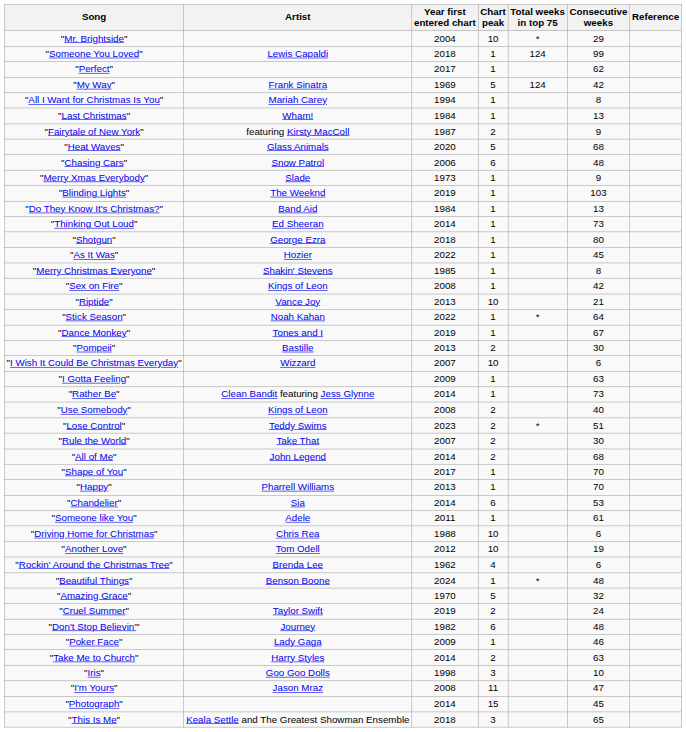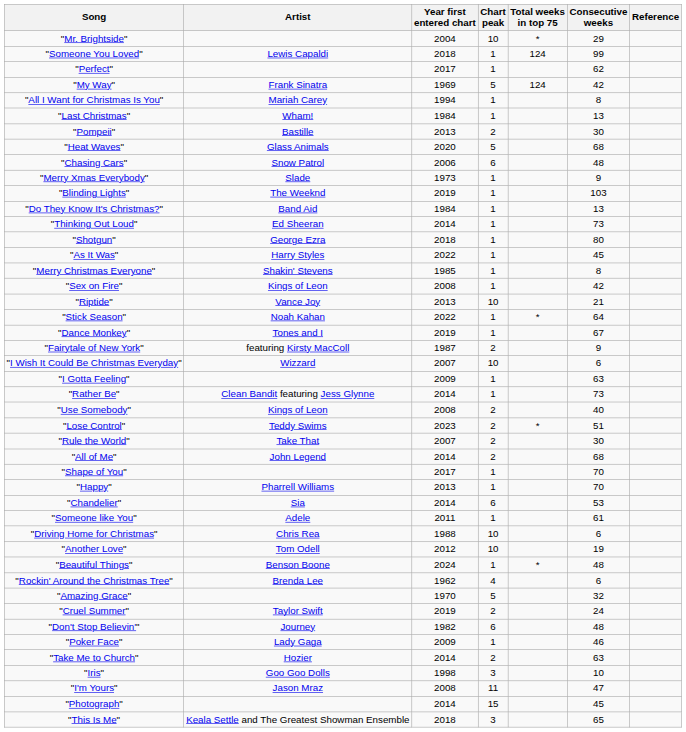rows swapped: (94, 131) <-> (94, 348)
(298, 255) Hozier -> (298, 255) Harry Styles
rows swapped: (94, 564) <-> (94, 580)
(298, 657) Harry Styles -> (298, 657) Hozier
